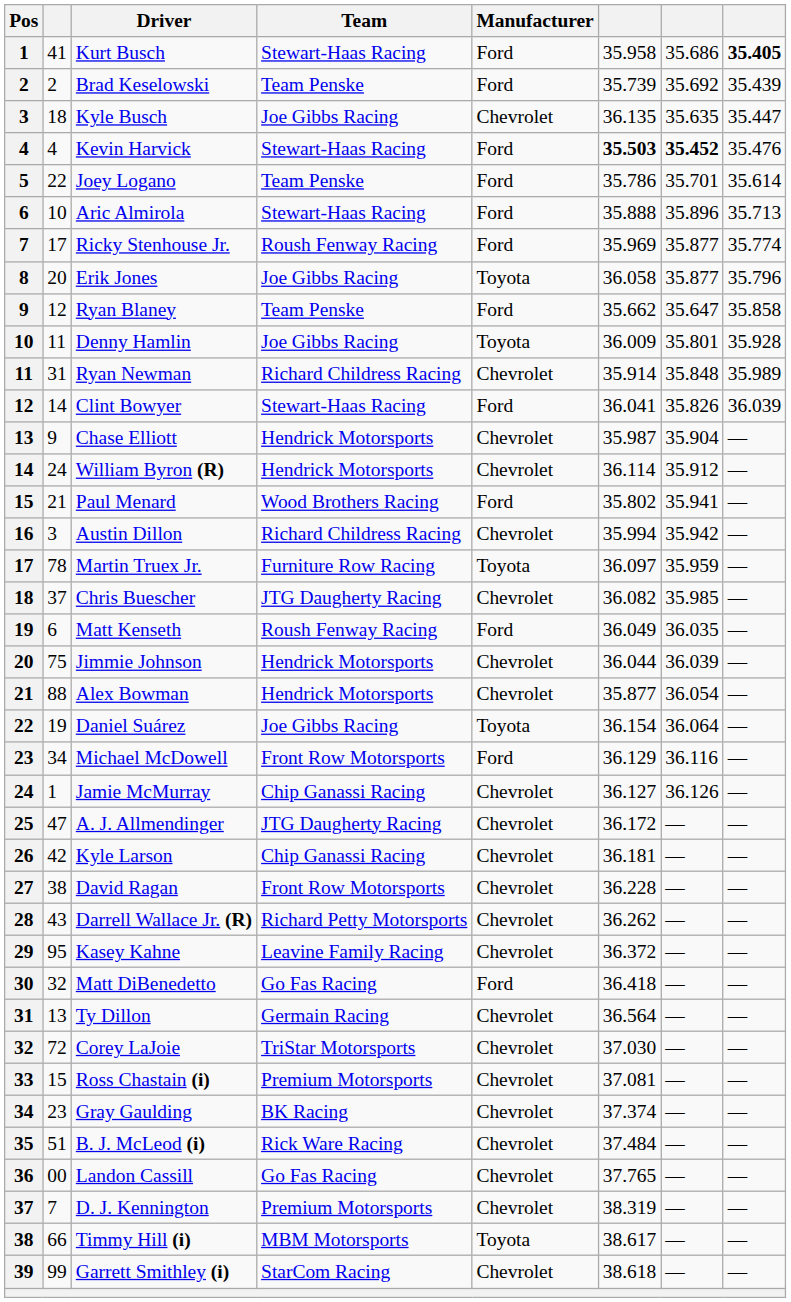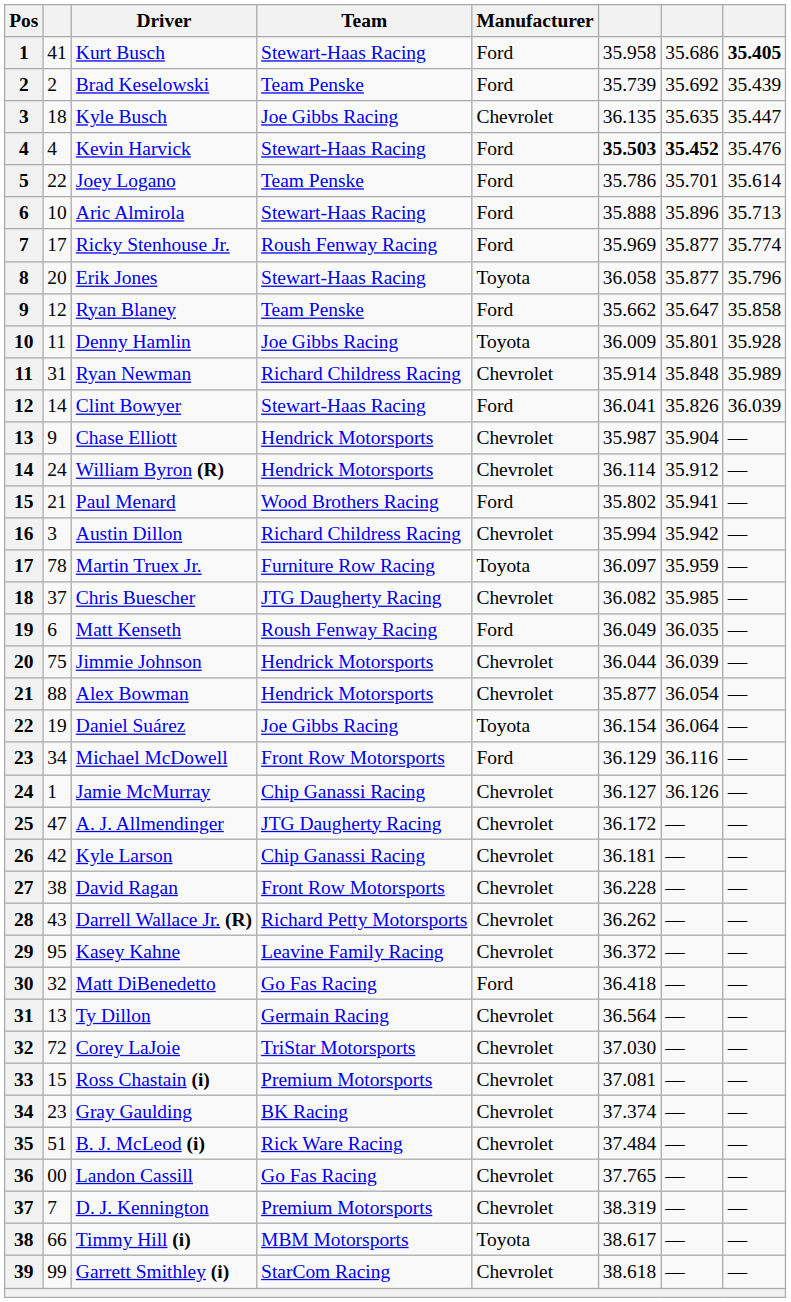(330, 277) Joe Gibbs Racing -> (343, 277) Stewart-Haas Racing
